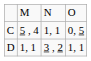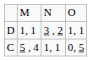rows swapped: (10, 30) <-> (11, 47)
